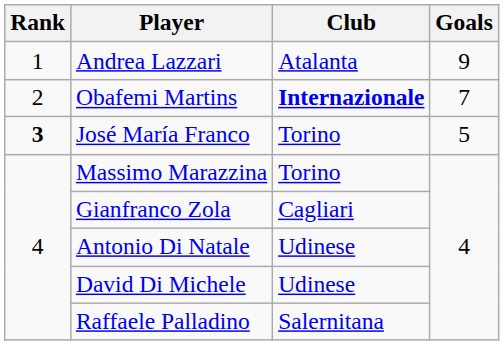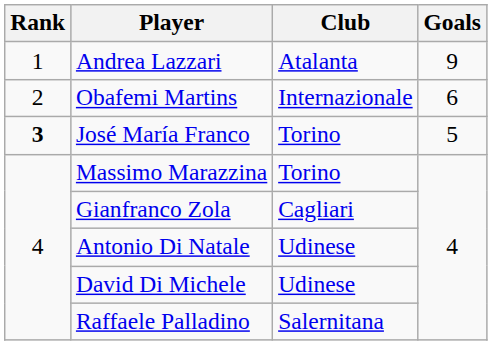(351, 97) bold -> (345, 97) normal
(464, 97) 7 -> (452, 97) 6
